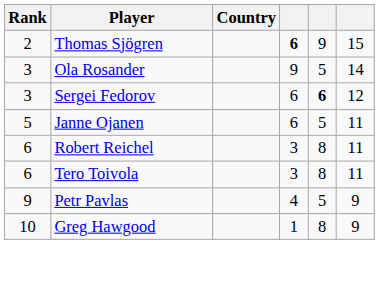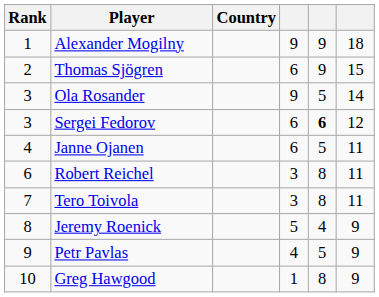+ row: (119, 43)
(294, 43) bold -> (294, 69) normal
(28, 122) 5 -> (28, 148) 4
(28, 174) 6 -> (28, 200) 7
+ row: (108, 226)
